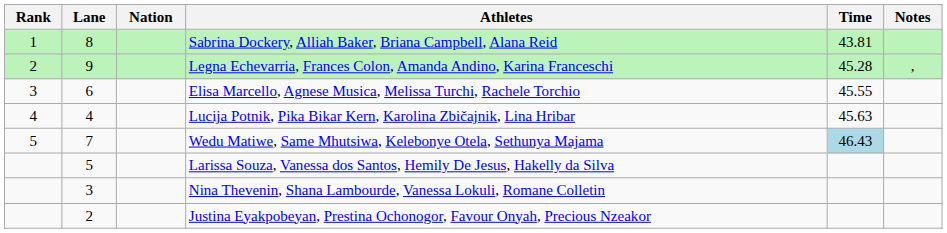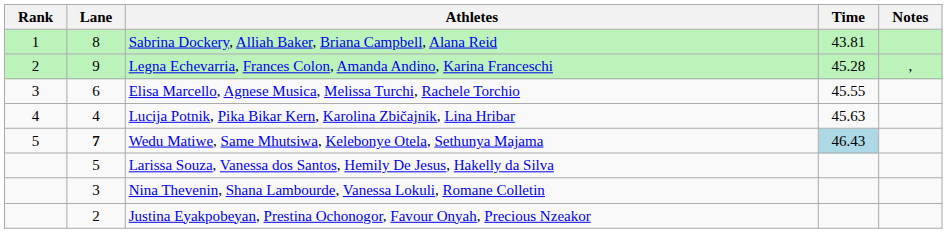- column: (151, 17)
(89, 141) normal -> (96, 141) bold
